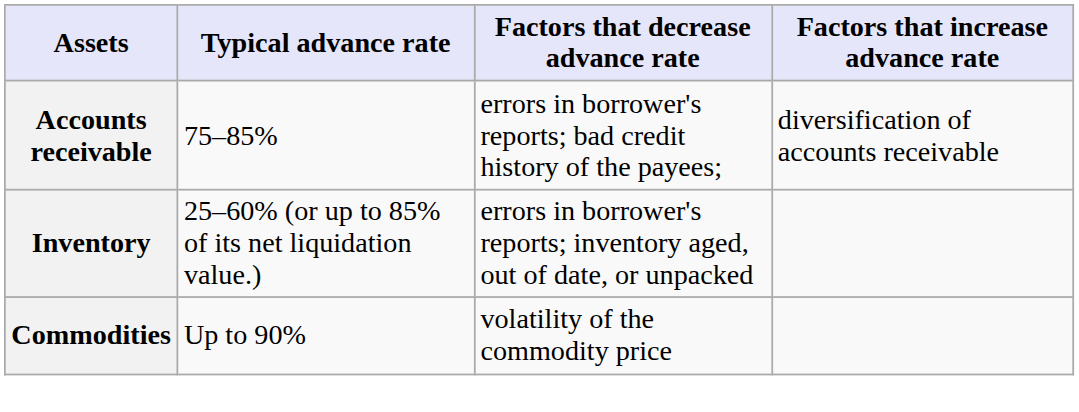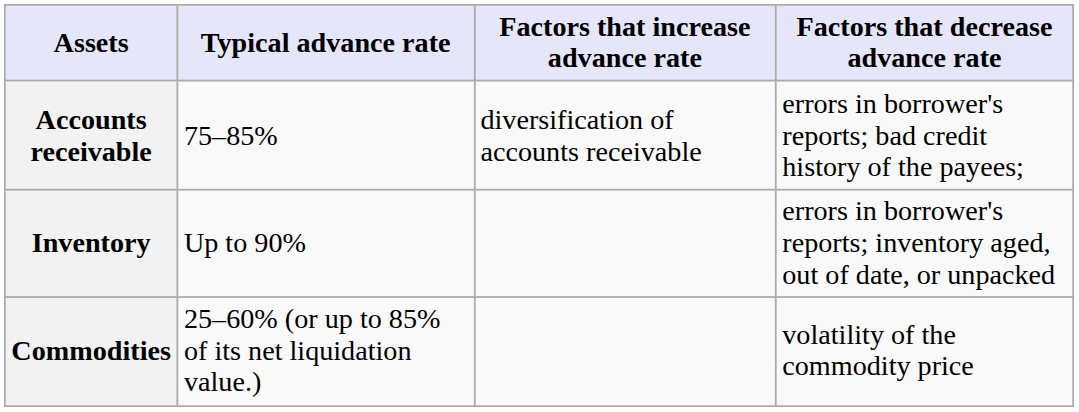columns swapped: (922, 42) <-> (623, 42)
(312, 242) 25–60% (or up to 85% of its net liquidation value.) -> (245, 242) Up to 90%
(245, 335) Up to 90% -> (312, 350) 25–60% (or up to 85% of its net liquidation value.)
